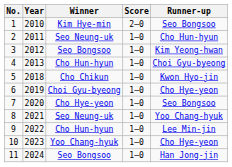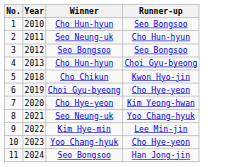- column: (137, 11)
(84, 24) Kim Hye-min -> (84, 24) Cho Hun-hyun
(189, 50) Kim Yeong-hwan -> (161, 50) Seo Bongsoo
(189, 103) Seo Bongsoo -> (161, 103) Kim Yeong-hwan
(84, 129) Cho Hun-hyun -> (84, 129) Kim Hye-min
